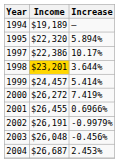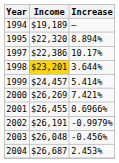(87, 39) 5.894% -> (87, 39) 8.894%
(49, 95) $26,272 -> (49, 95) $26,269
(87, 95) 7.419% -> (87, 95) 7.421%
